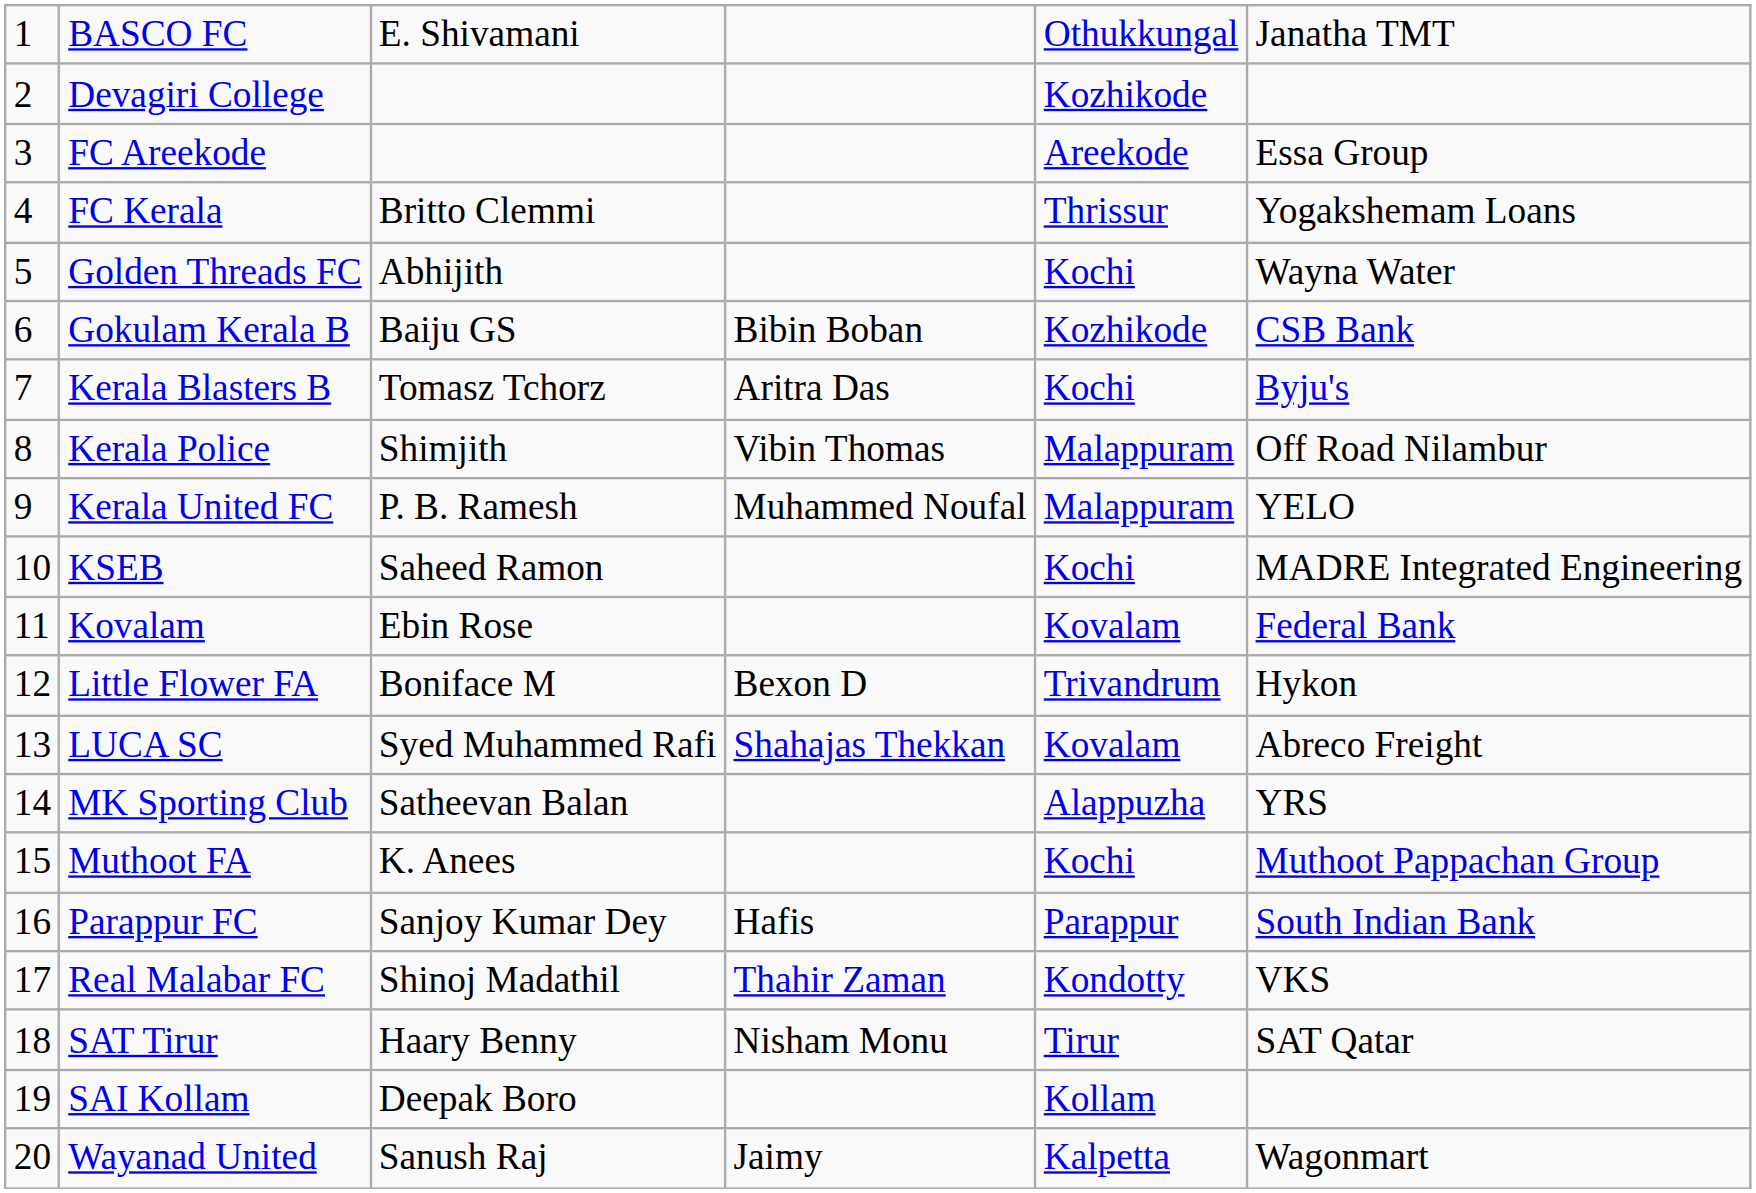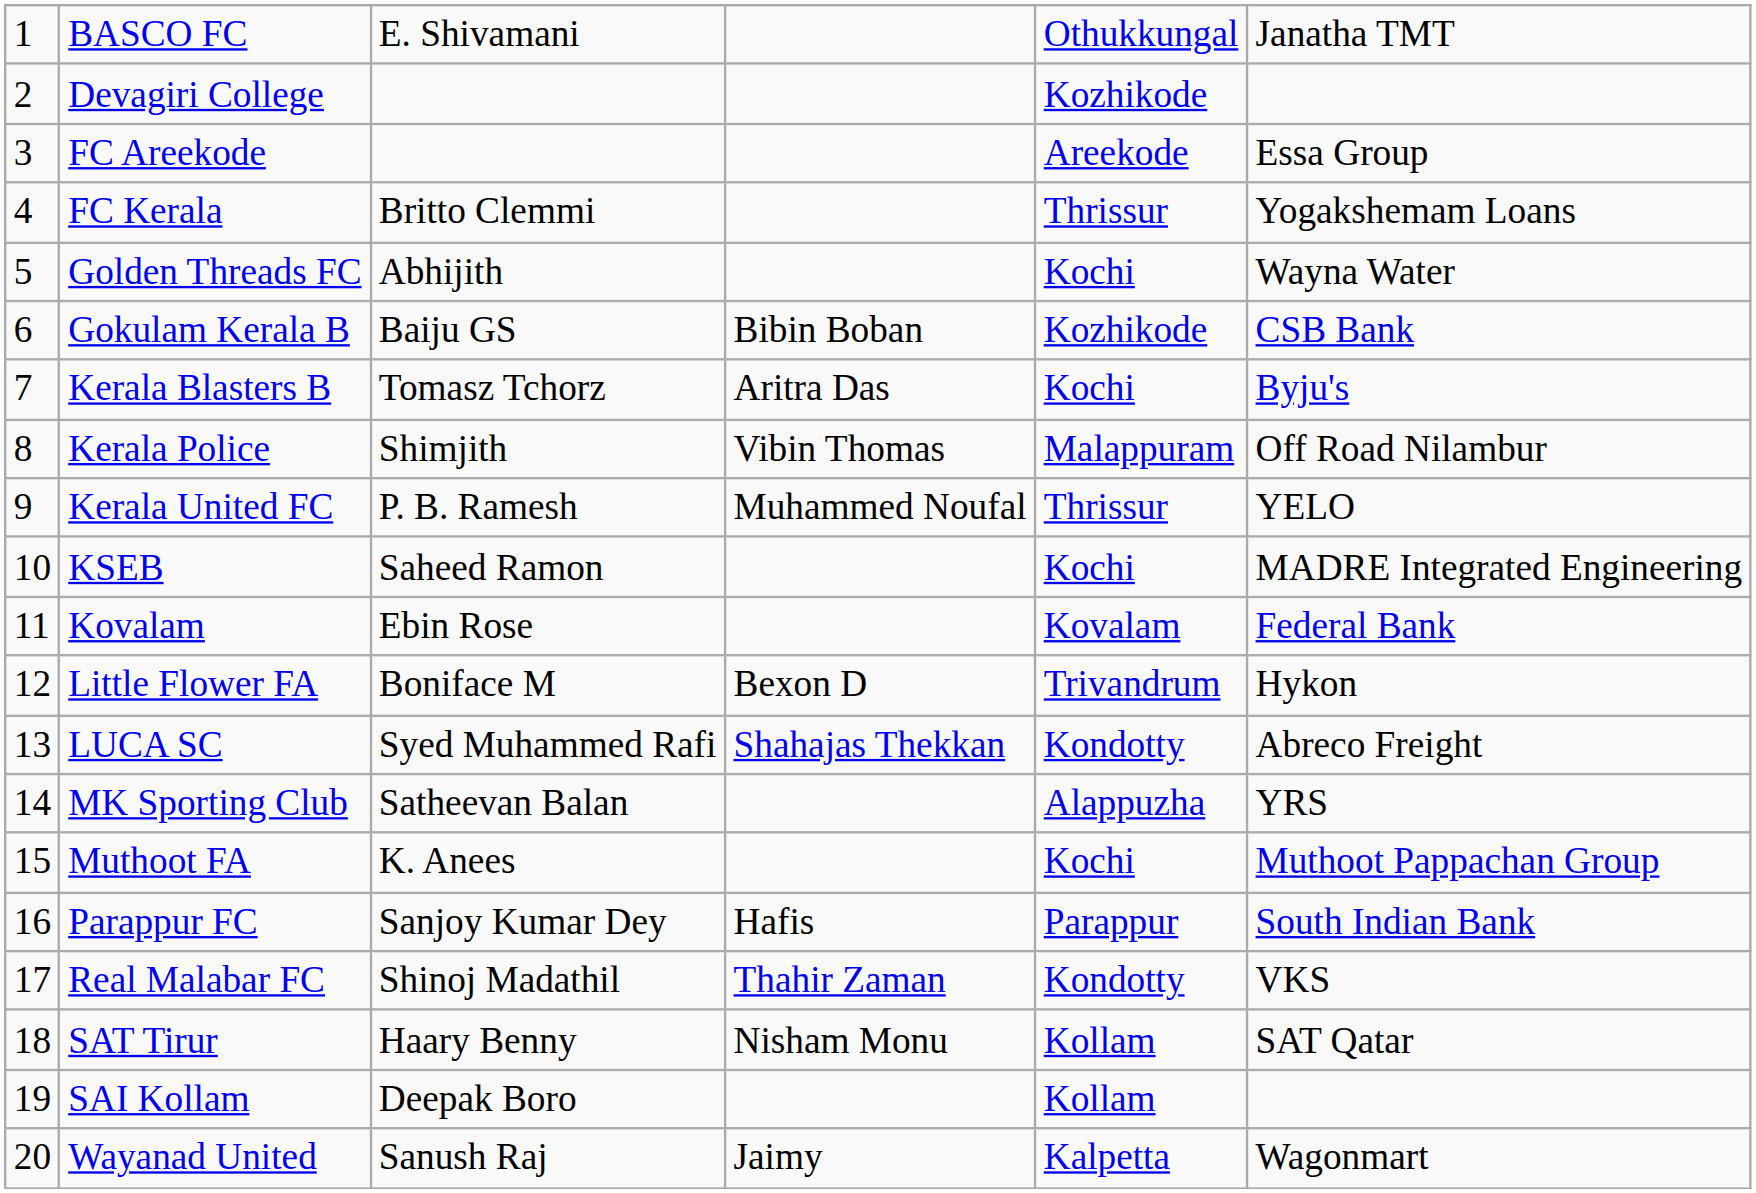(1139, 507) Malappuram -> (1106, 507) Thrissur
(1112, 743) Kovalam -> (1114, 743) Kondotty
(1081, 1039) Tirur -> (1100, 1039) Kollam
